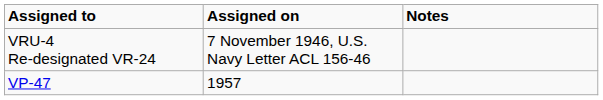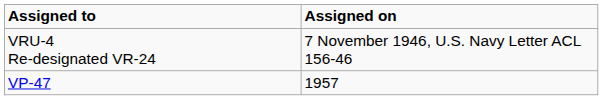- column: (428, 16)
